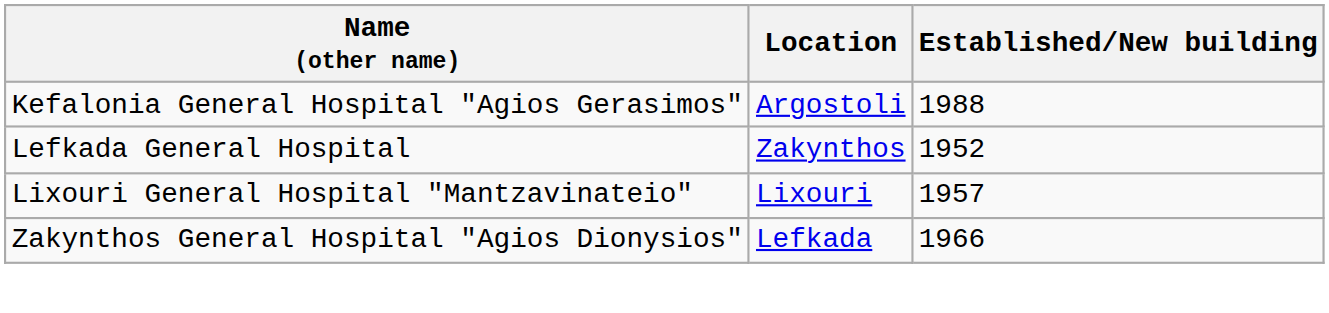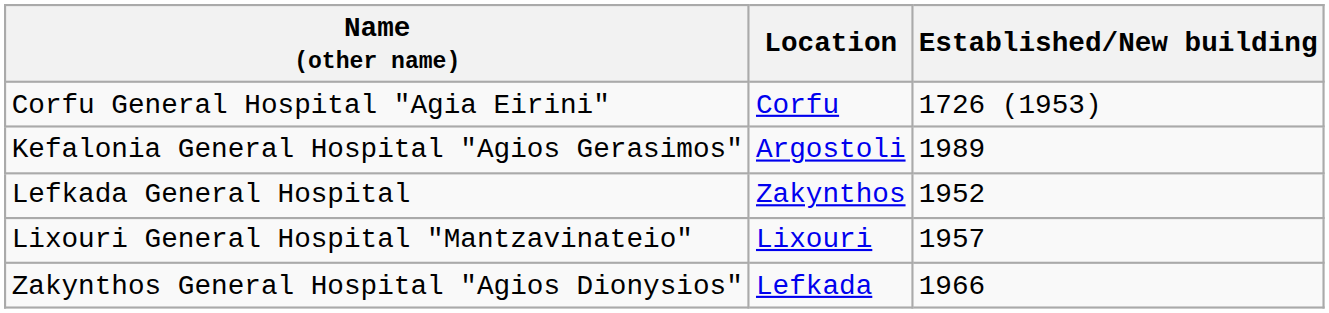+ row: (311, 105)
(952, 105) 1988 -> (952, 150) 1989
